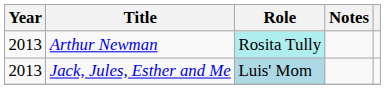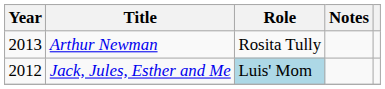(280, 44) paleturquoise background -> (280, 44) no background
(25, 71) 2013 -> (25, 71) 2012
